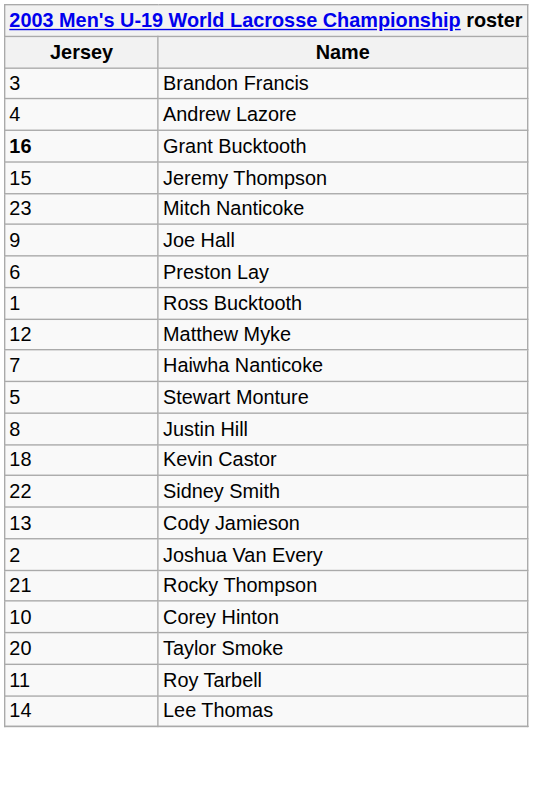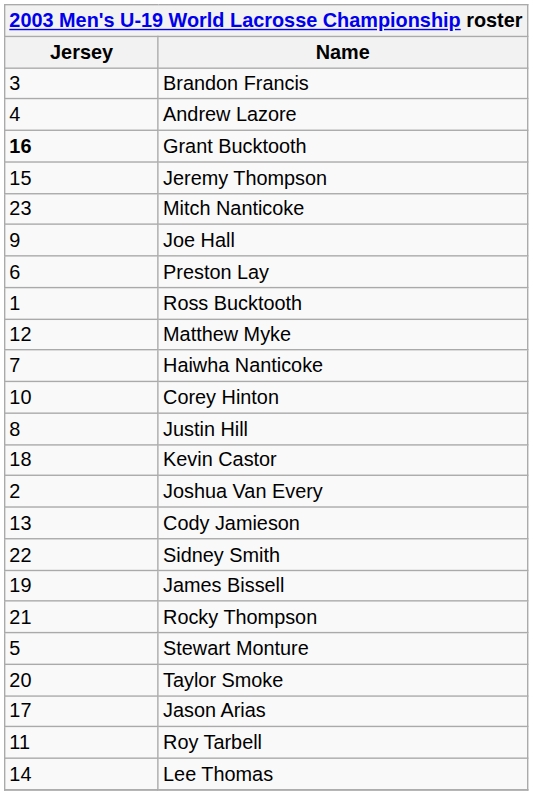rows swapped: (221, 617) <-> (236, 398)
rows swapped: (243, 554) <-> (222, 492)
+ row: (224, 586)
+ row: (214, 711)
